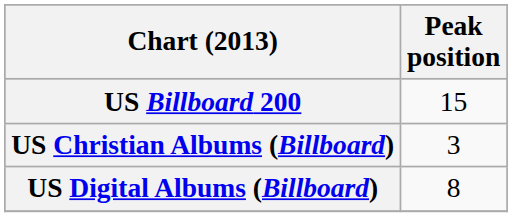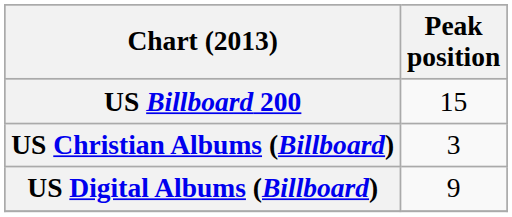(454, 188) 8 -> (454, 188) 9
